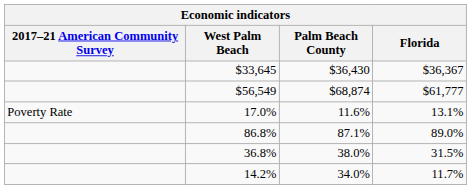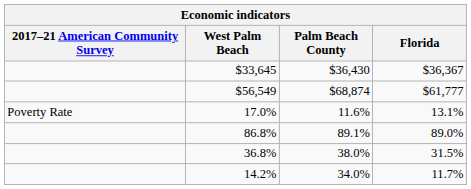(354, 133) 87.1% -> (354, 133) 89.1%
